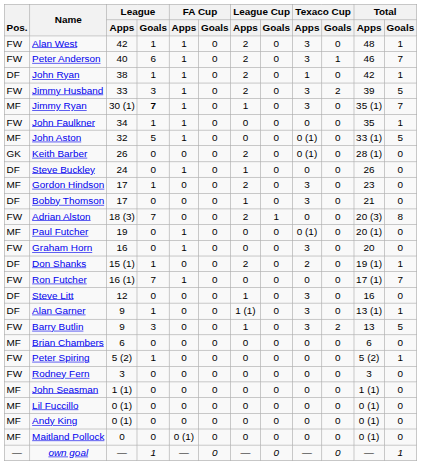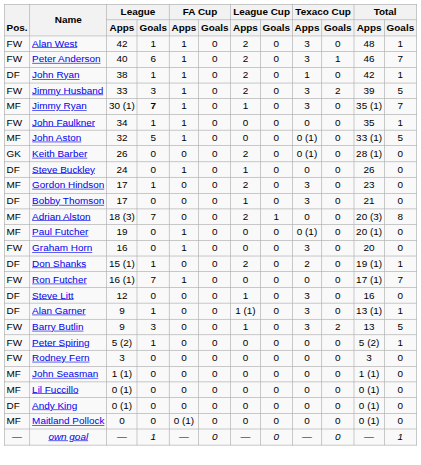(14, 216) FW -> (14, 216) MF
- row: (68, 342)
(14, 421) MF -> (13, 405) DF
